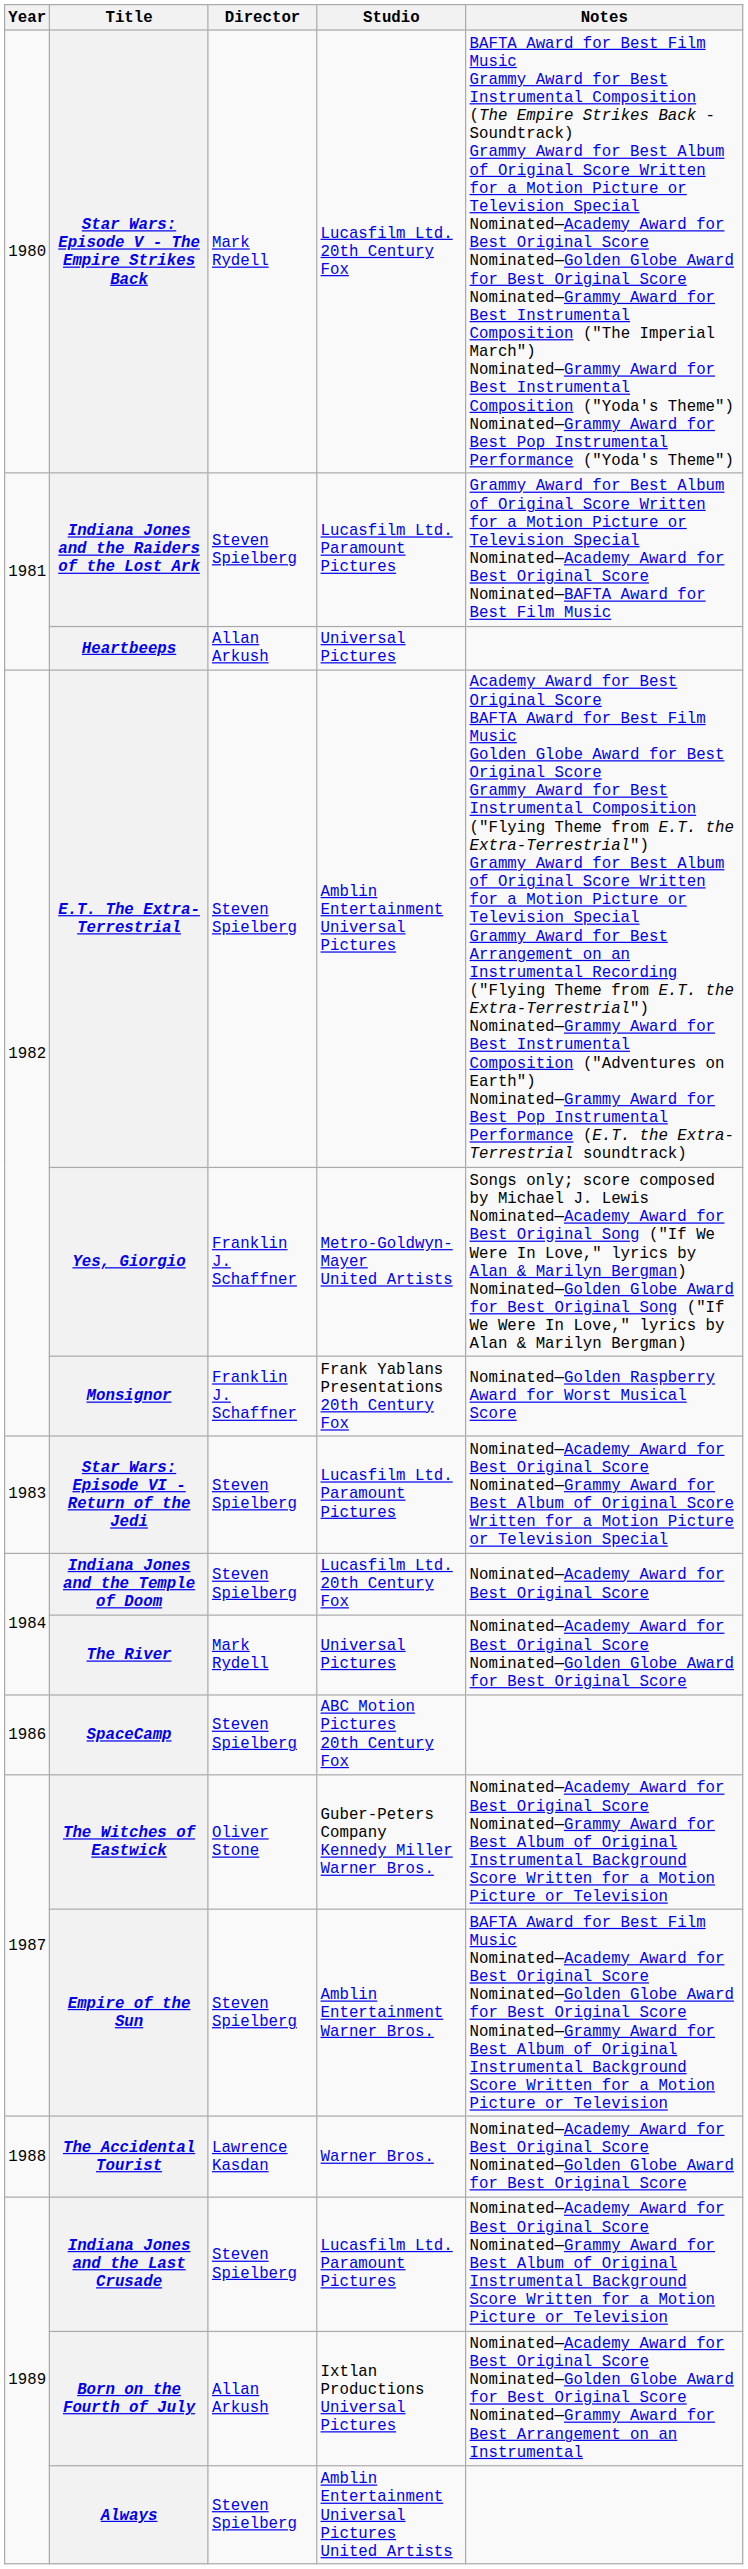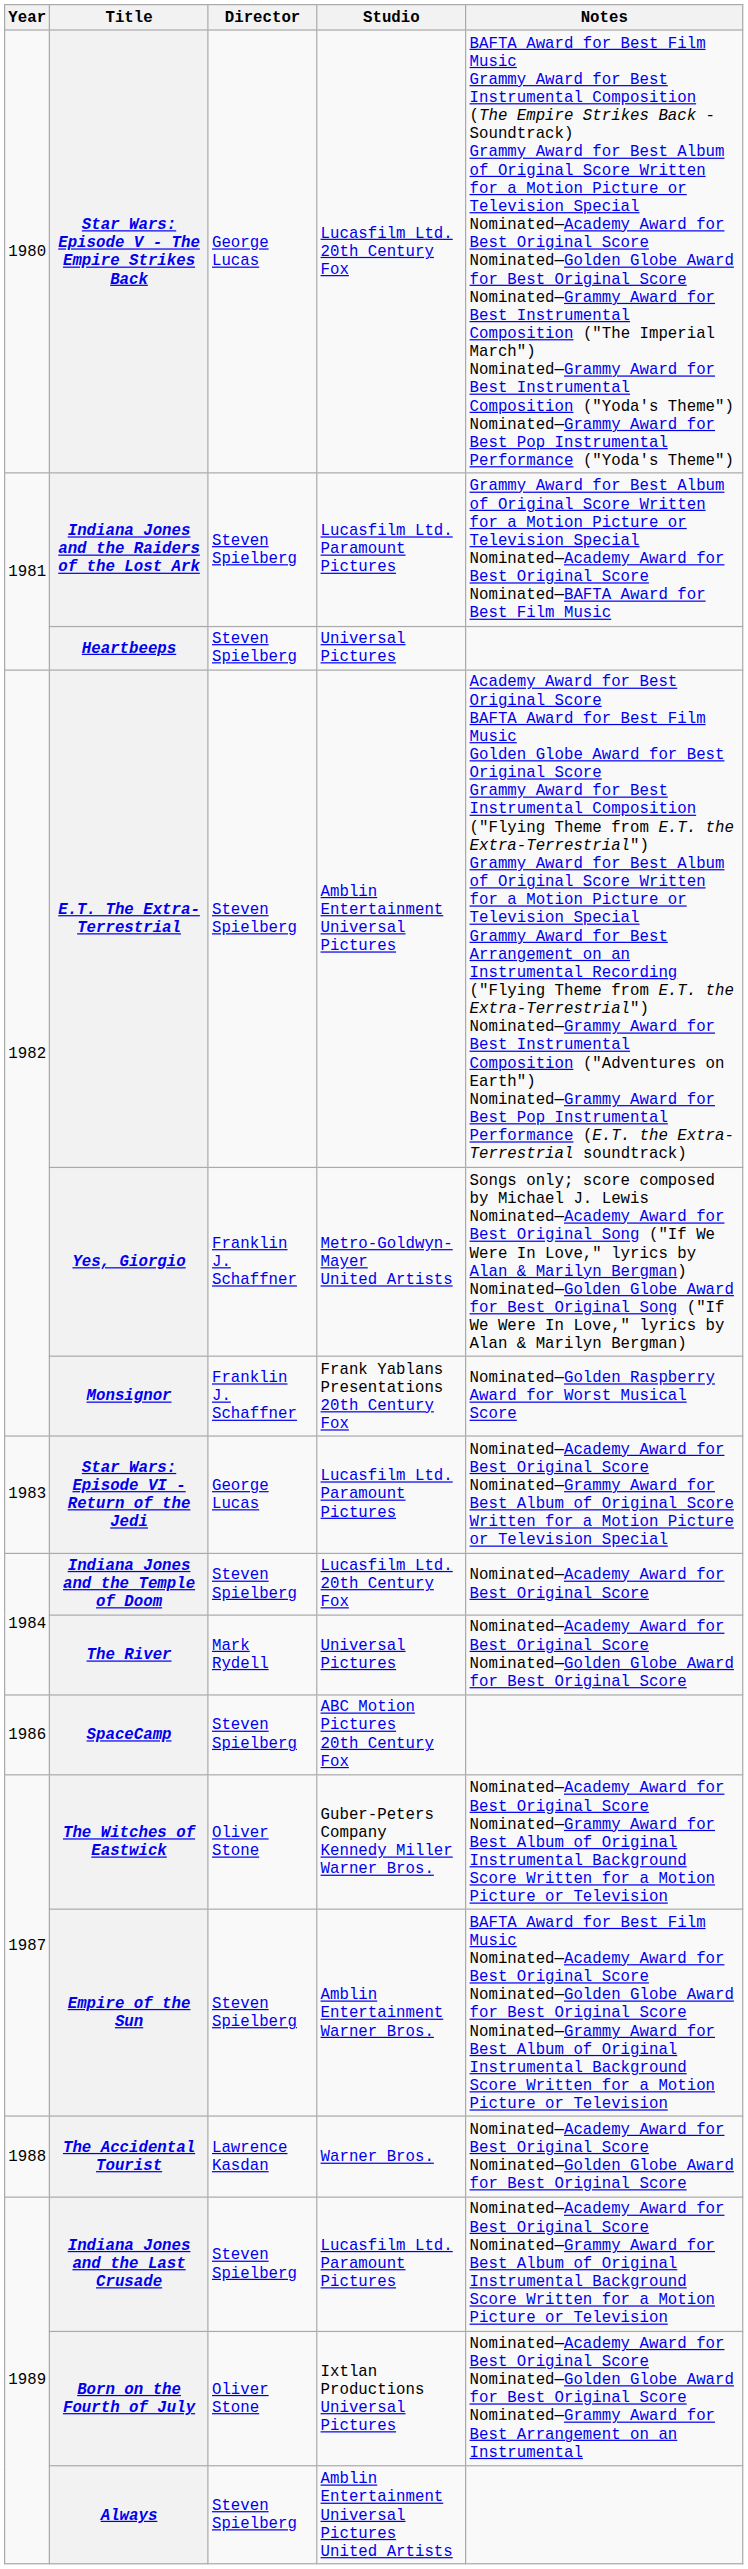(240, 252) Mark Rydell -> (240, 252) George Lucas
(240, 648) Allan Arkush -> (254, 648) Steven Spielberg
(254, 1495) Steven Spielberg -> (240, 1495) George Lucas
(240, 2398) Allan Arkush -> (240, 2398) Oliver Stone
